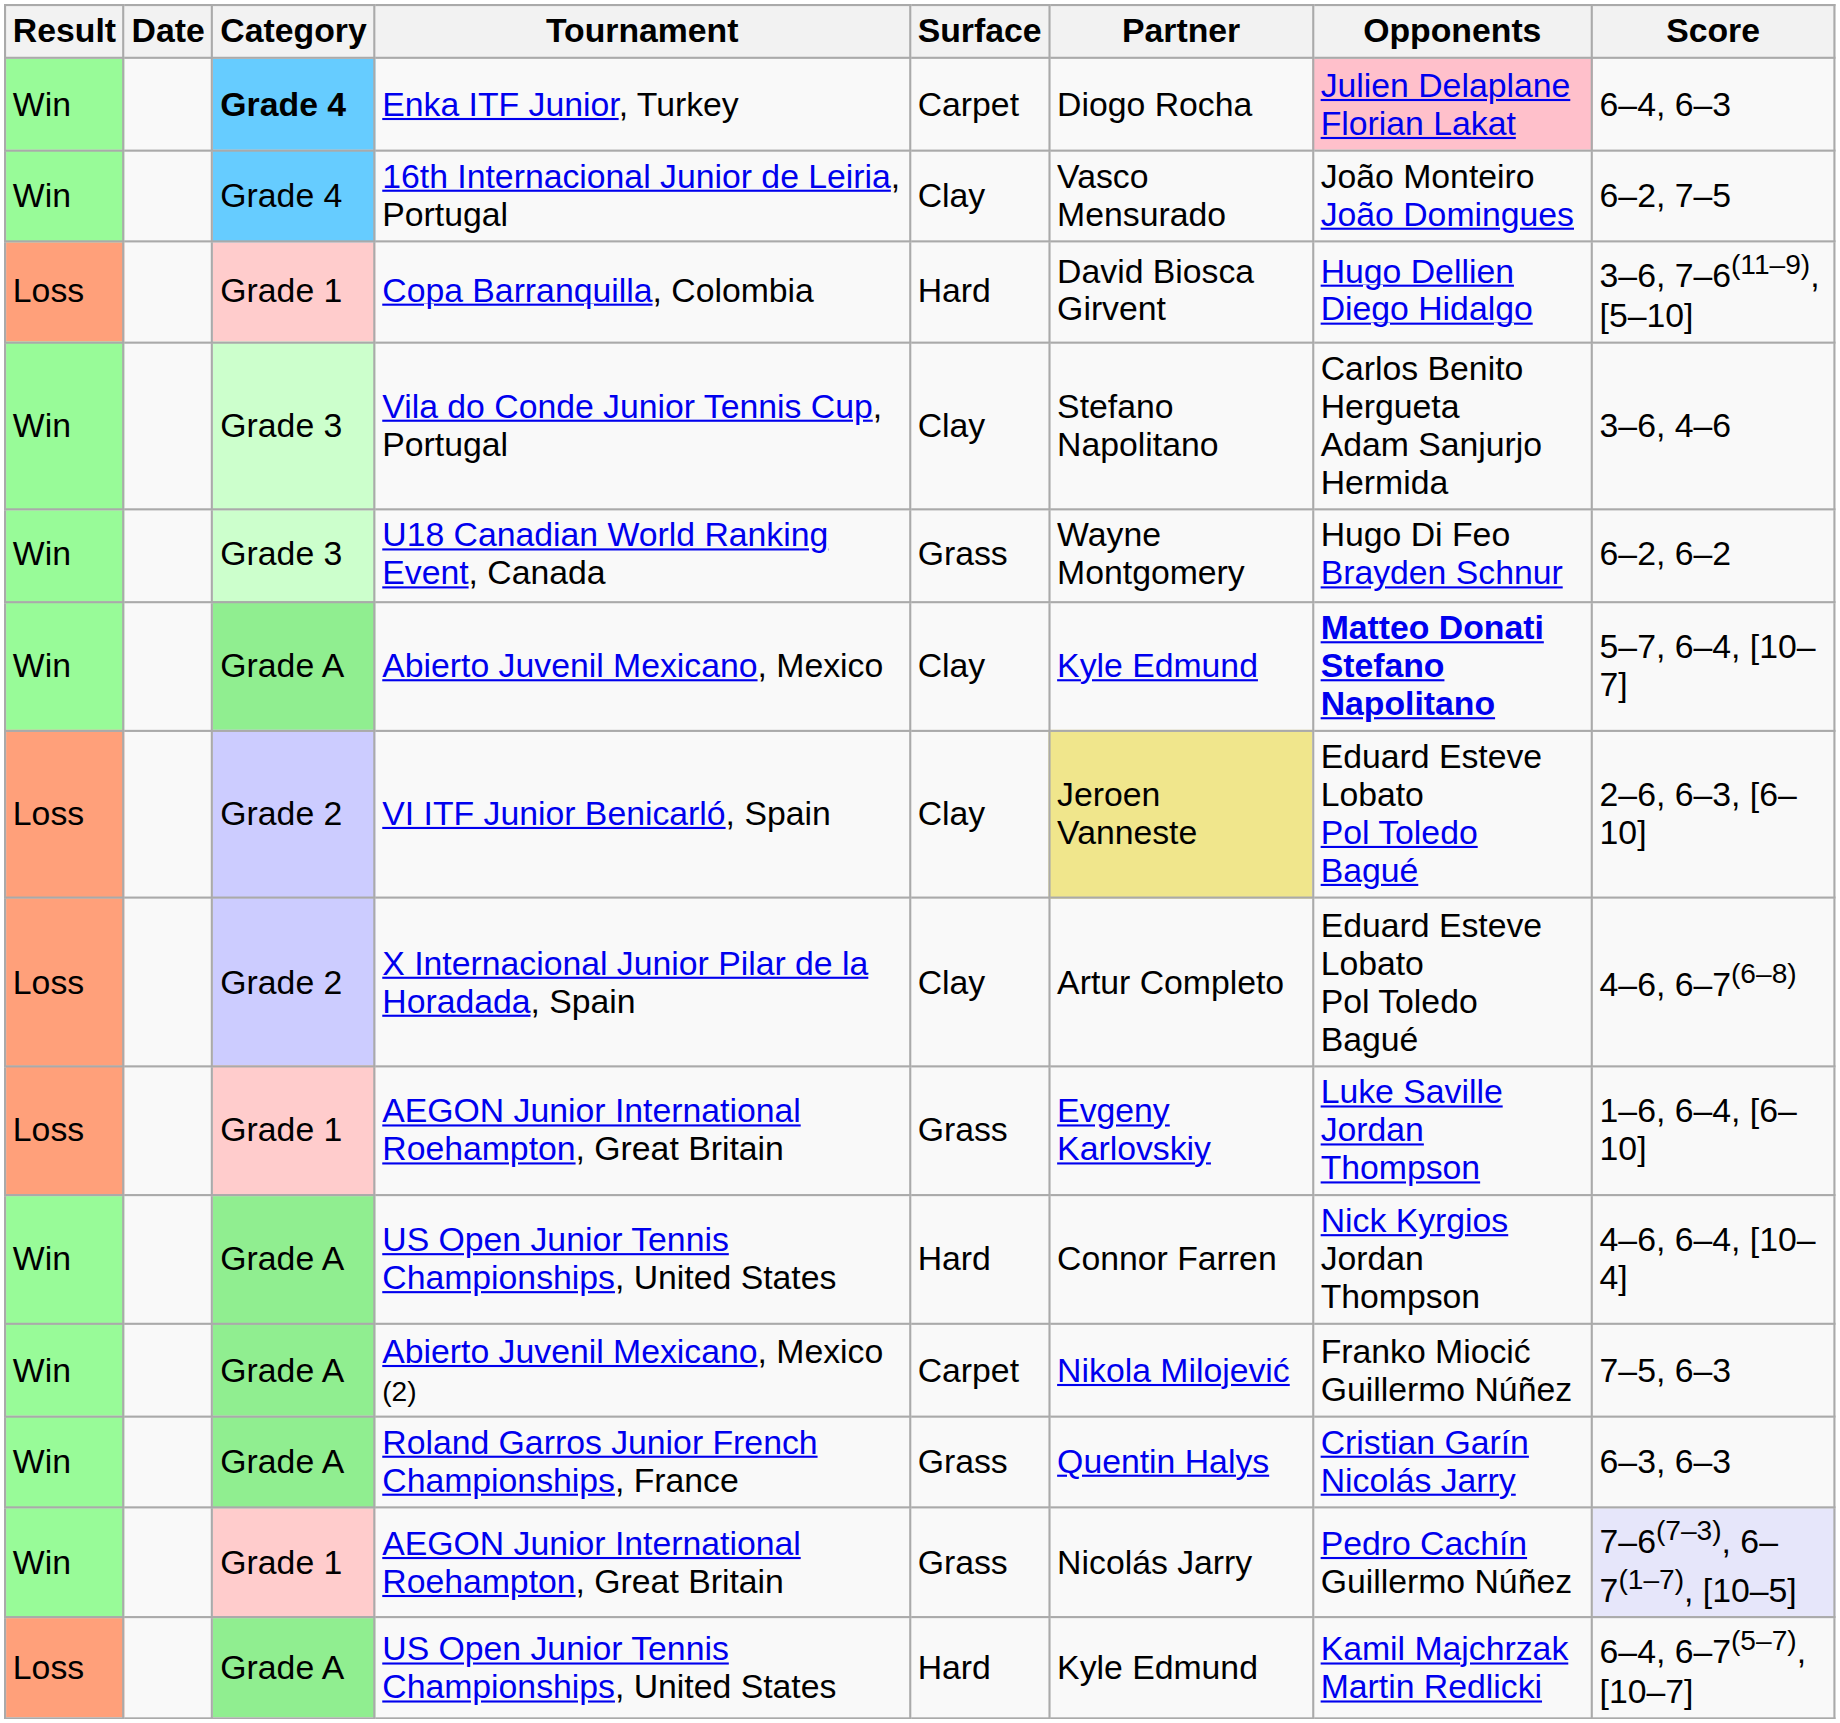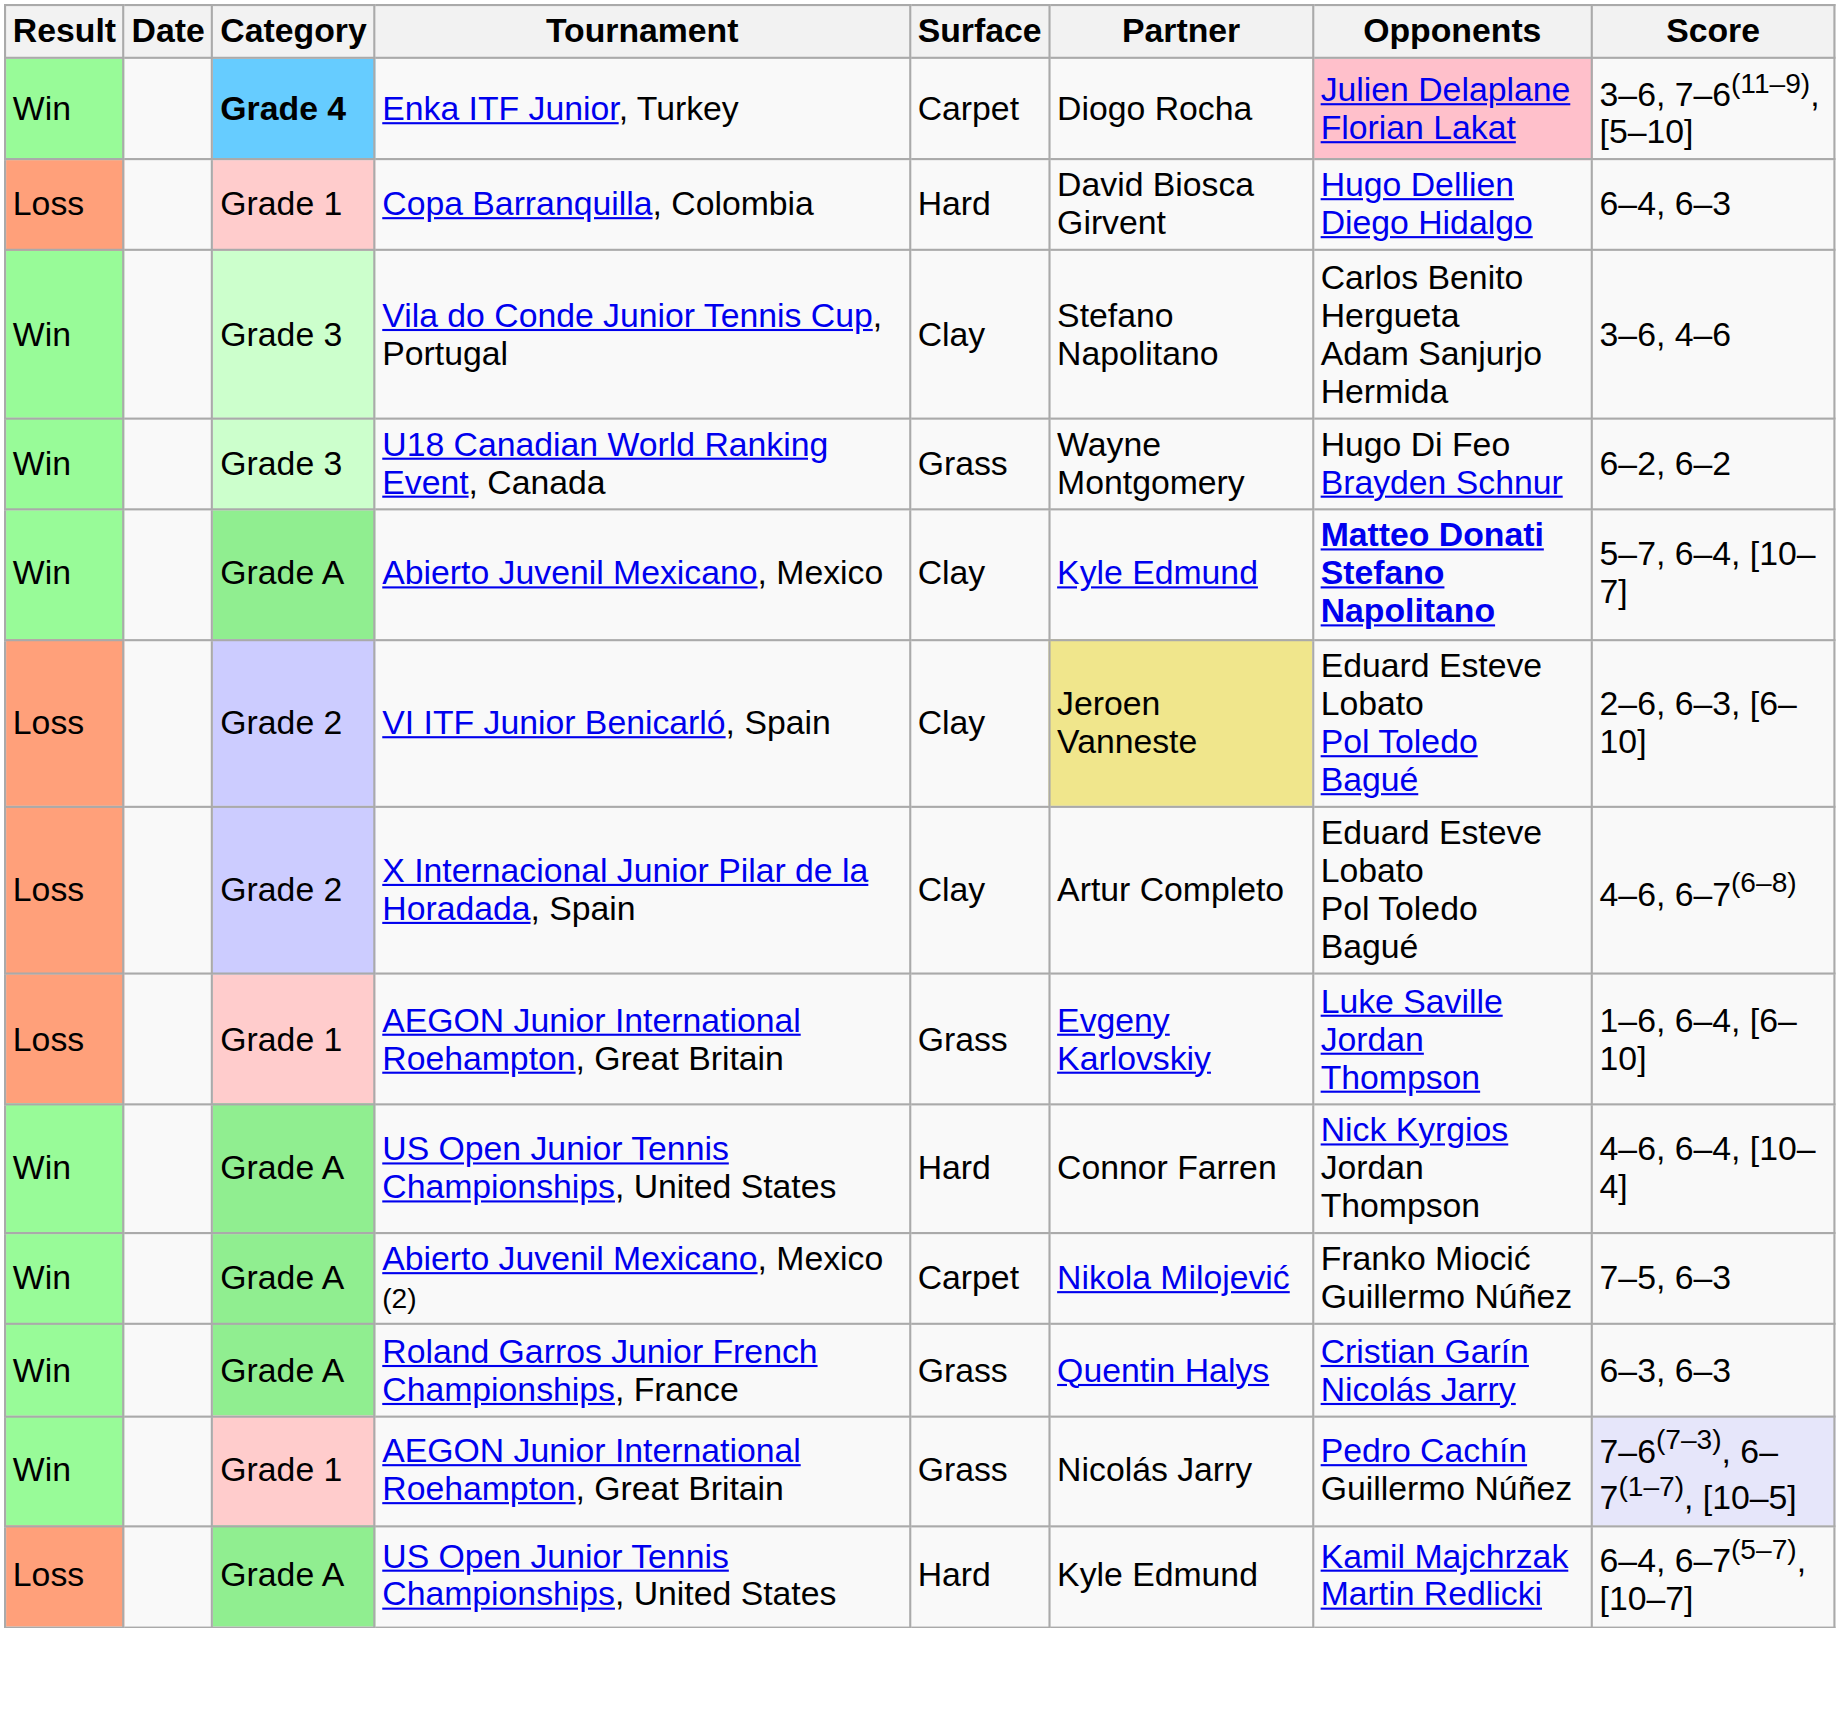(1665, 103) 6–4, 6–3 -> (1710, 108) 3–6, 7–6(11–9), [5–10]
- row: (42, 195)
(1710, 291) 3–6, 7–6(11–9), [5–10] -> (1665, 204) 6–4, 6–3
